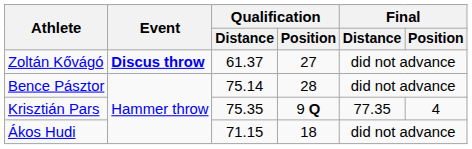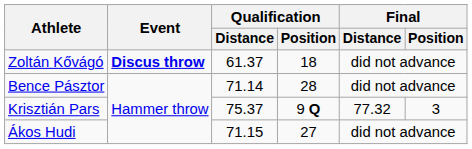(308, 62) 27 -> (308, 62) 18
(245, 86) 75.14 -> (245, 86) 71.14
(245, 109) 75.35 -> (245, 109) 75.37
(372, 109) 77.35 -> (372, 109) 77.32
(436, 109) 4 -> (436, 109) 3
(308, 132) 18 -> (308, 132) 27
